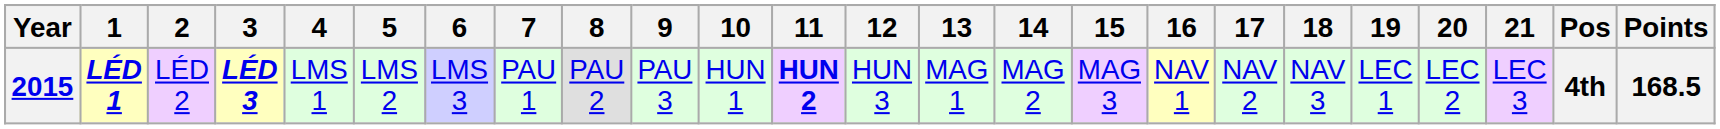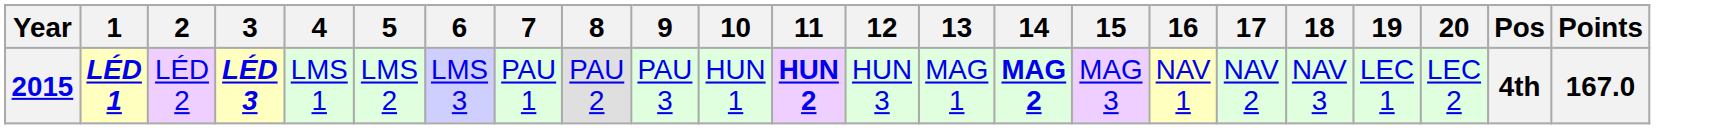- column: (1520, 26)
(1033, 86) normal -> (1034, 86) bold
(1666, 86) 168.5 -> (1601, 86) 167.0
